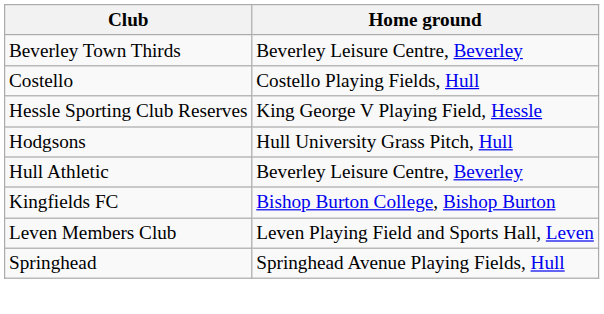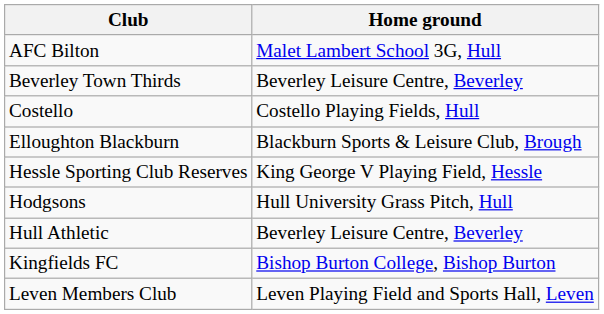+ row: (54, 50)
+ row: (94, 141)
- row: (53, 263)
